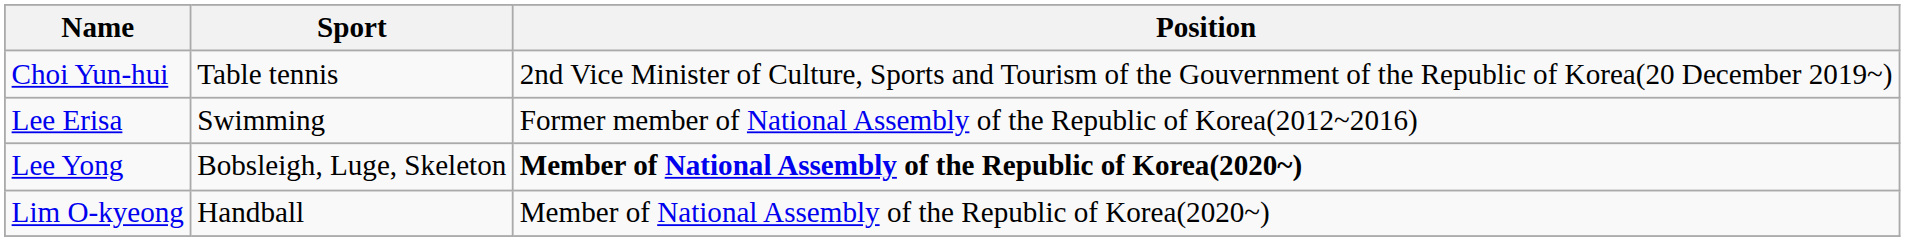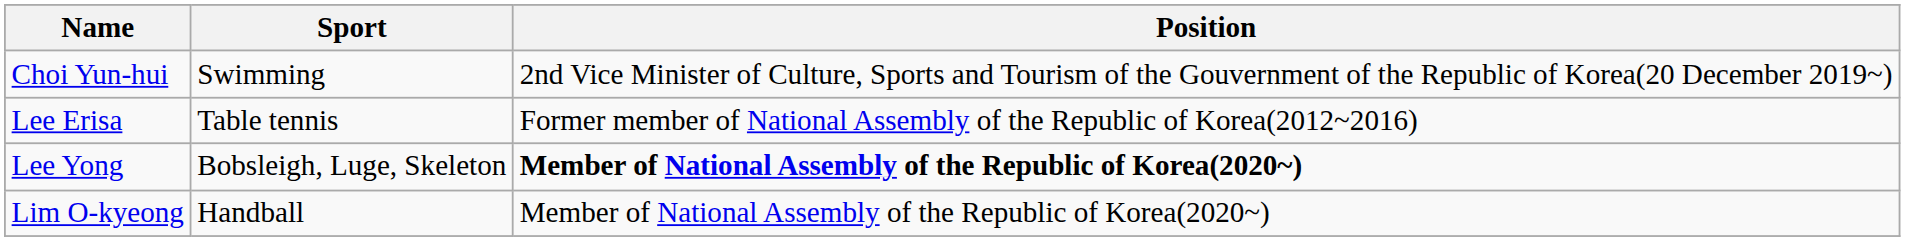(268, 73) Table tennis -> (261, 73) Swimming
(261, 119) Swimming -> (268, 119) Table tennis
